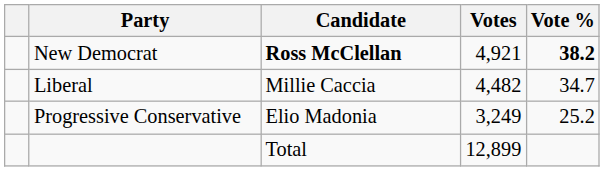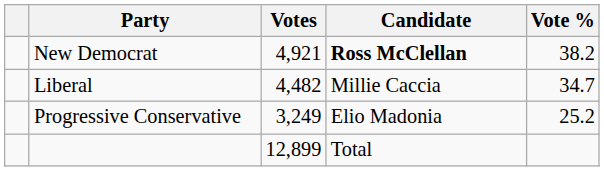columns swapped: (361, 20) <-> (493, 20)
(577, 52) bold -> (577, 52) normal
